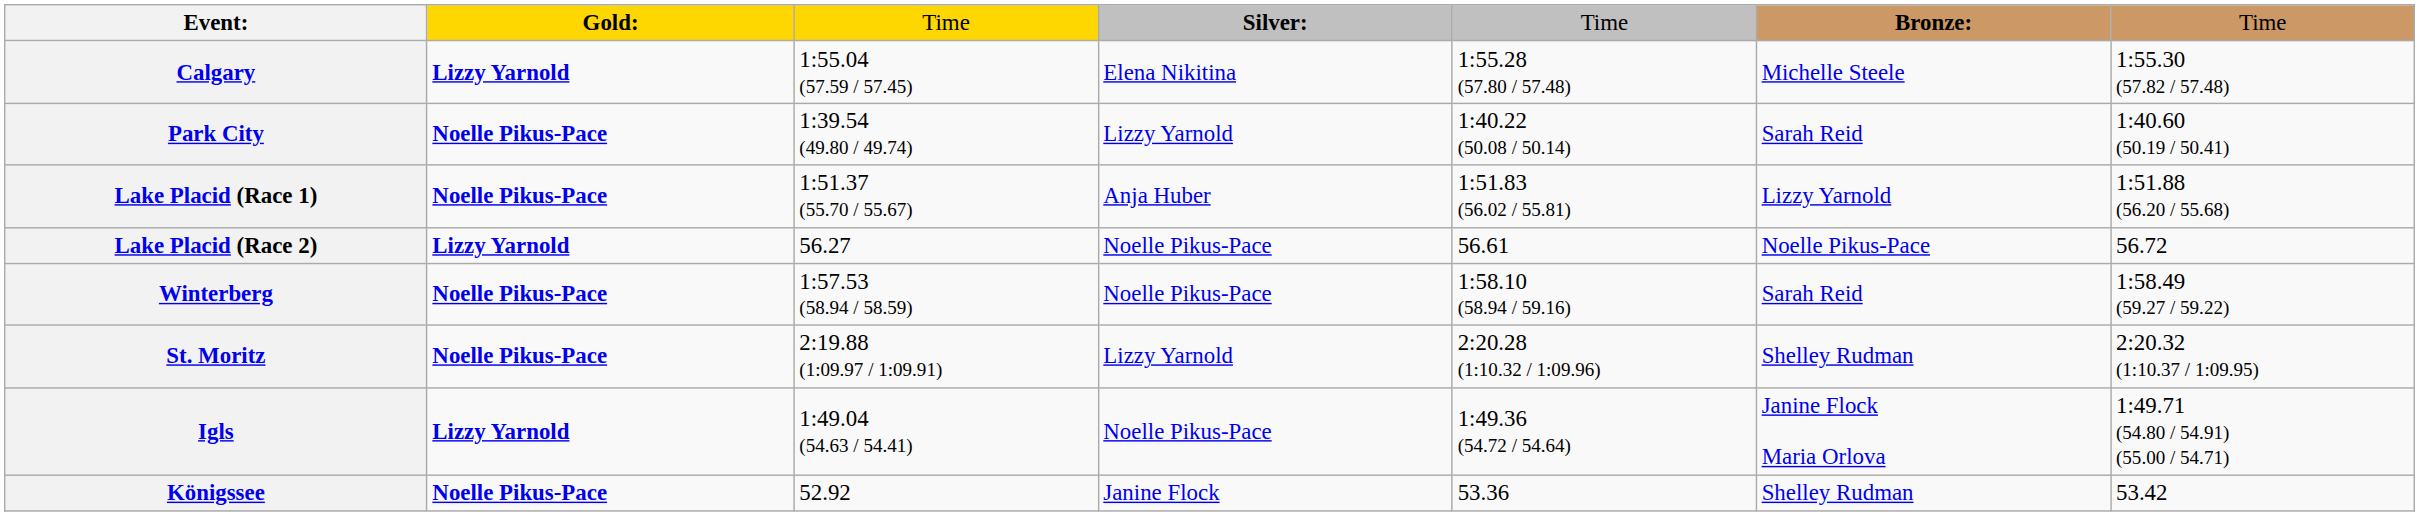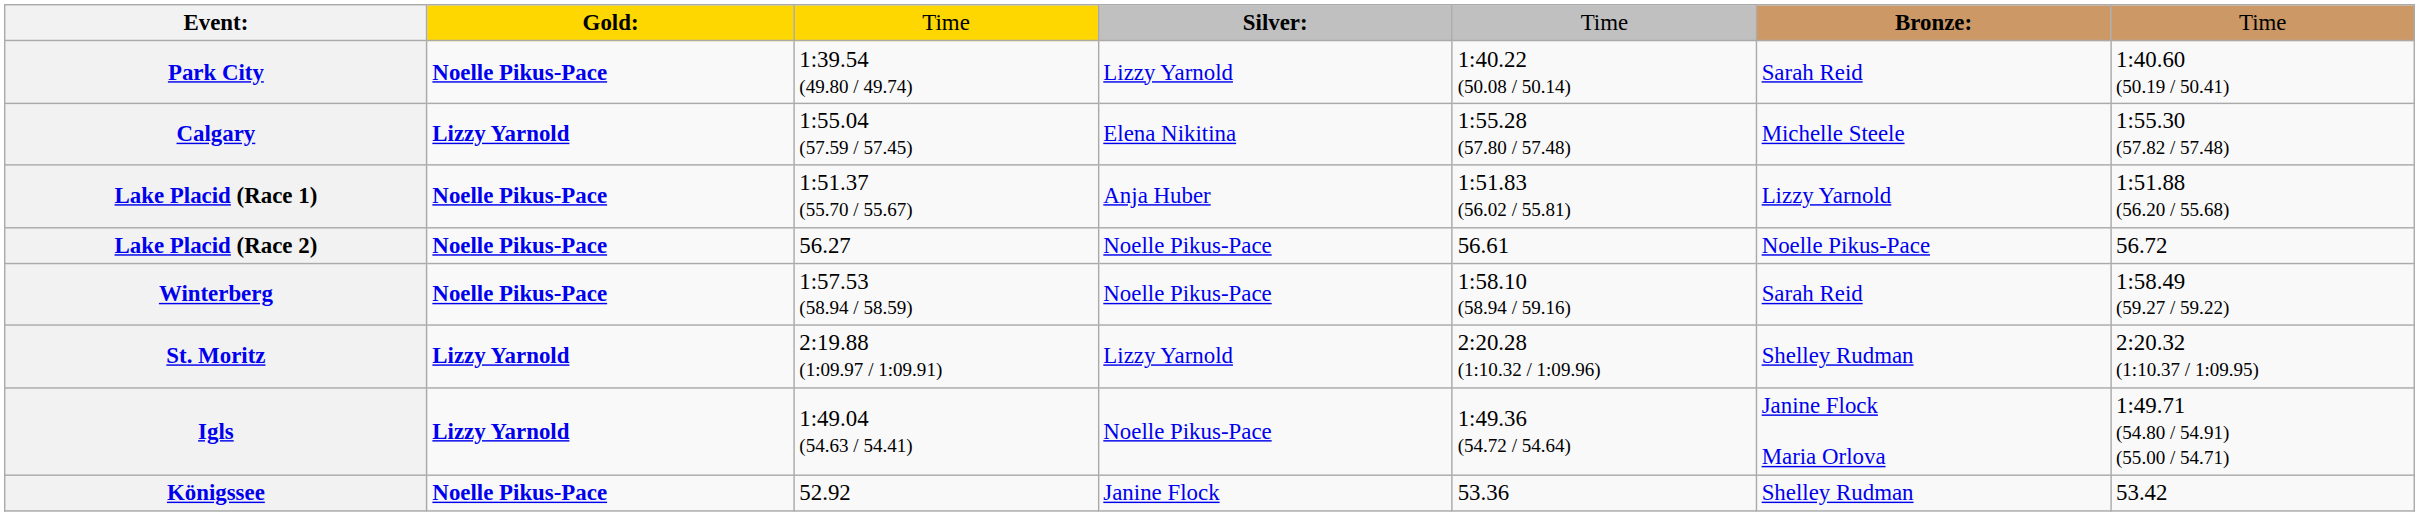rows swapped: (216, 71) <-> (216, 133)
(501, 245) Lizzy Yarnold -> (520, 245) Noelle Pikus-Pace
(520, 356) Noelle Pikus-Pace -> (501, 356) Lizzy Yarnold
